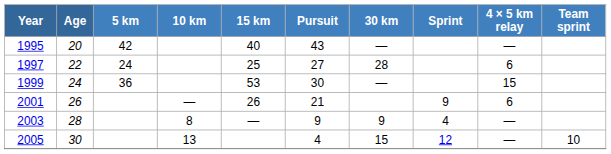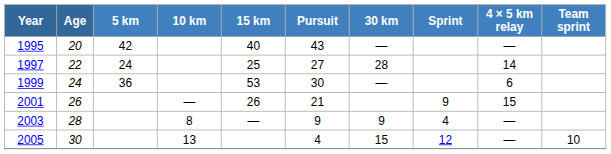(509, 65) 6 -> (509, 65) 14
(509, 84) 15 -> (509, 84) 6
(509, 102) 6 -> (509, 102) 15
